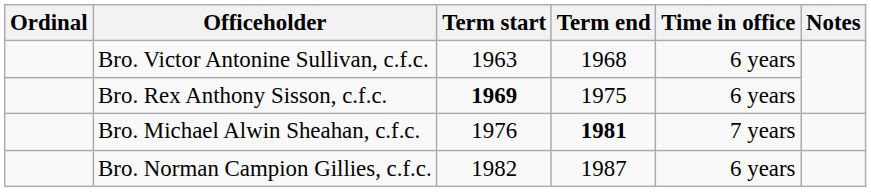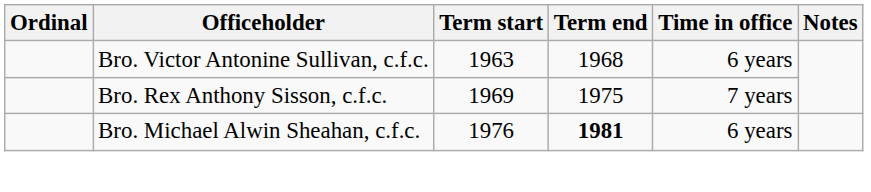(494, 95) bold -> (491, 95) normal
(763, 95) 6 years -> (760, 95) 7 years
(763, 131) 7 years -> (760, 131) 6 years
- row: (265, 167)
